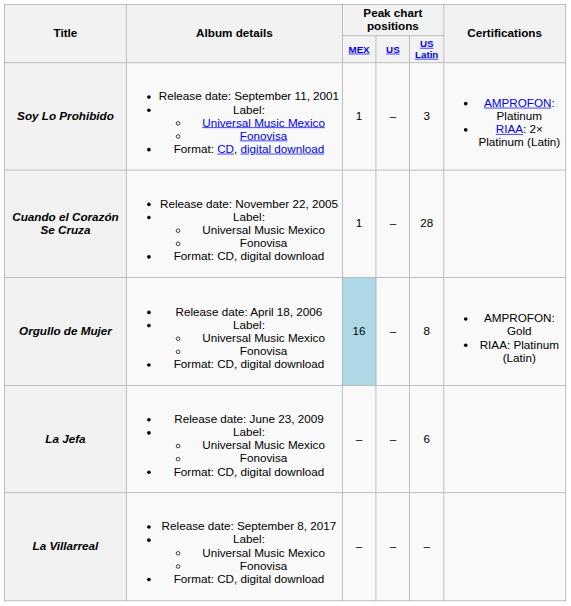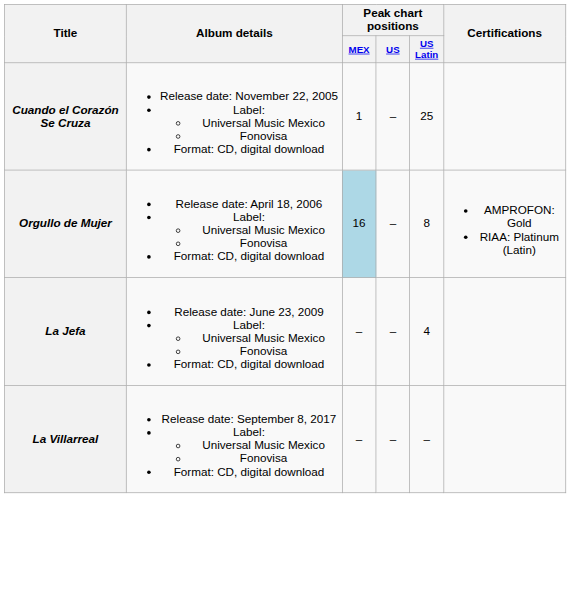- row: (65, 116)
(427, 224) 28 -> (427, 116) 25
(427, 439) 6 -> (427, 331) 4
